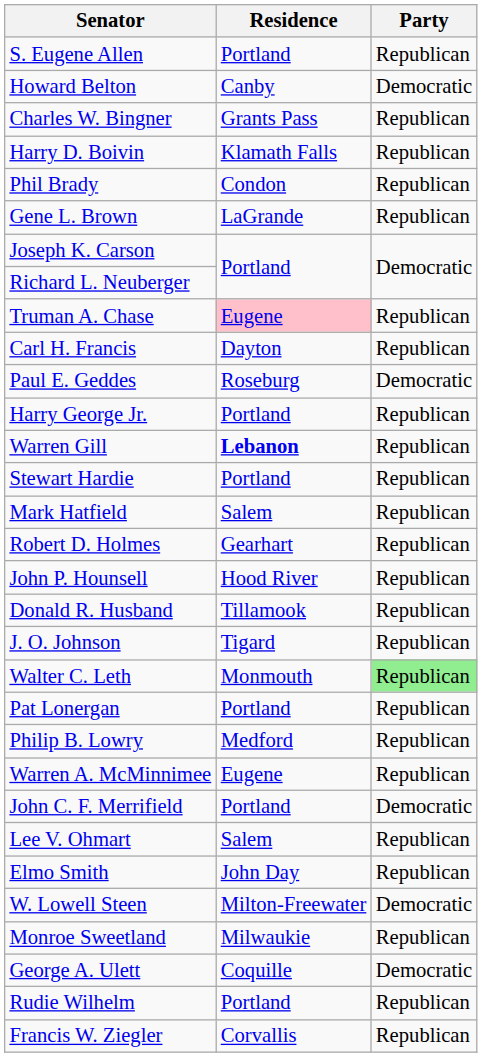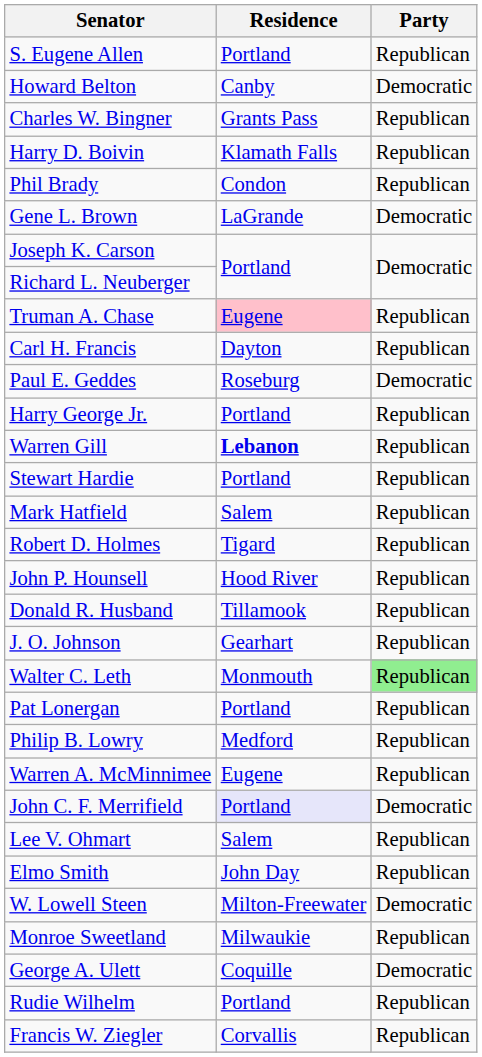(423, 217) Republican -> (424, 217) Democratic
(257, 544) Gearhart -> (248, 544) Tigard
(248, 642) Tigard -> (257, 642) Gearhart
(256, 806) no background -> (256, 806) lavender background
